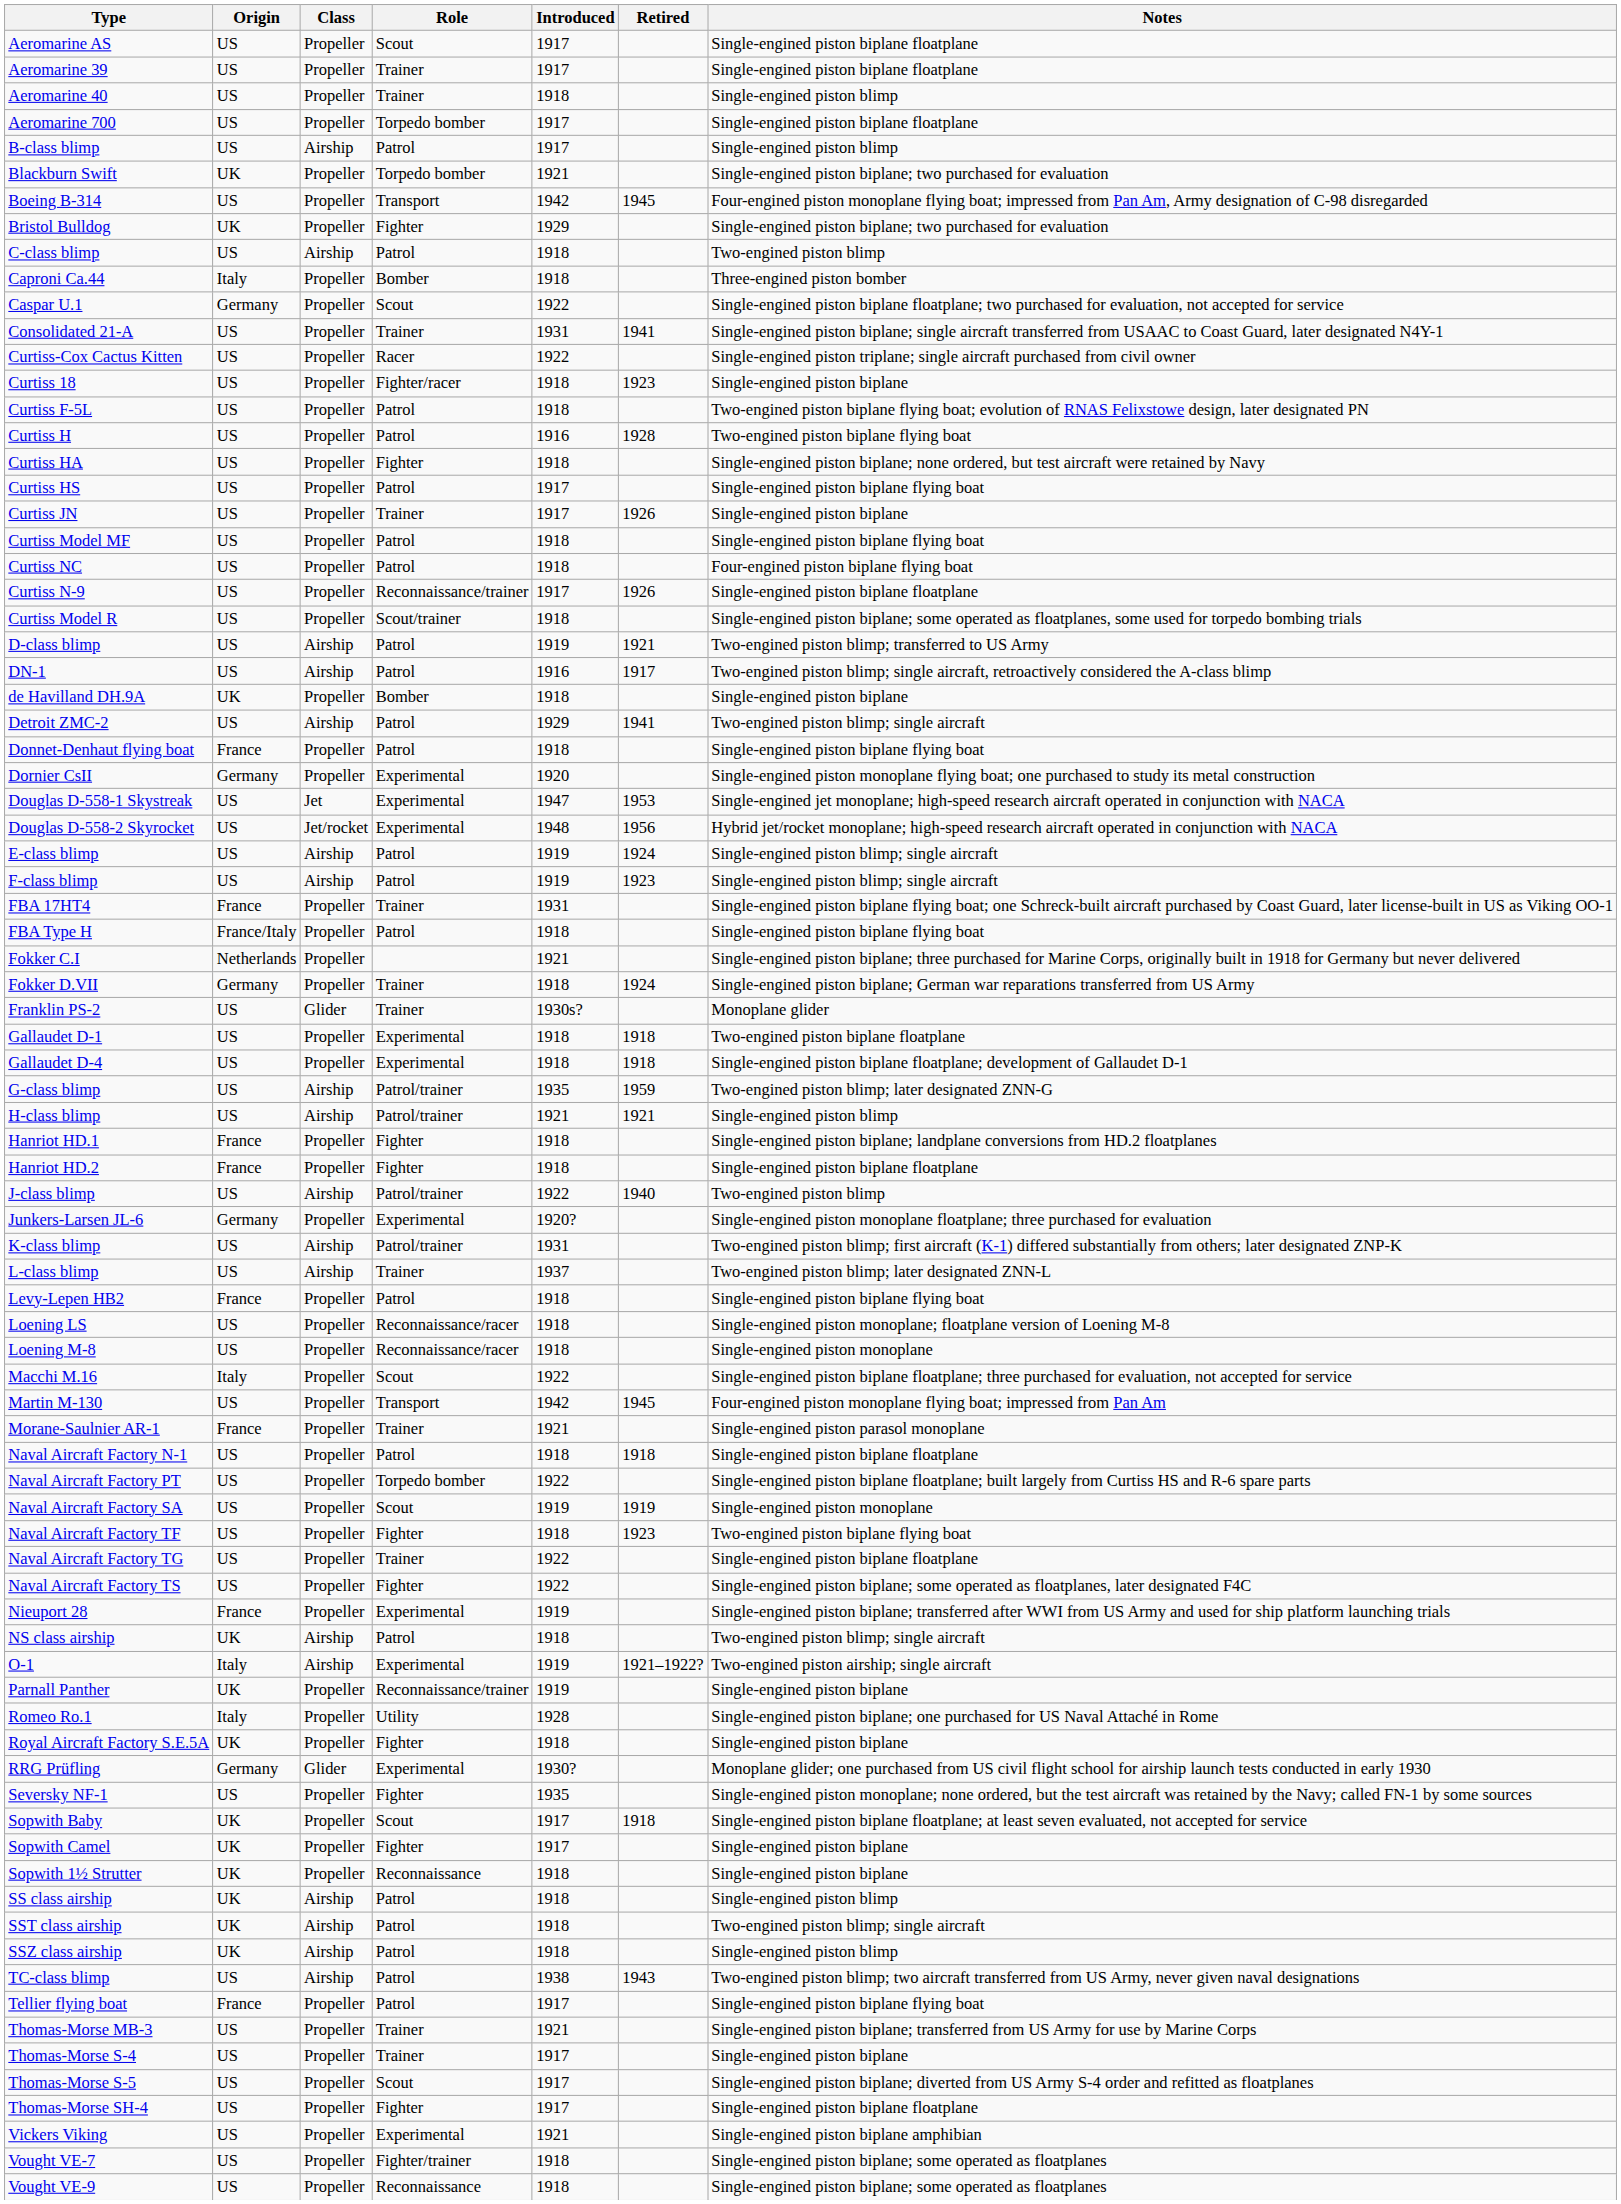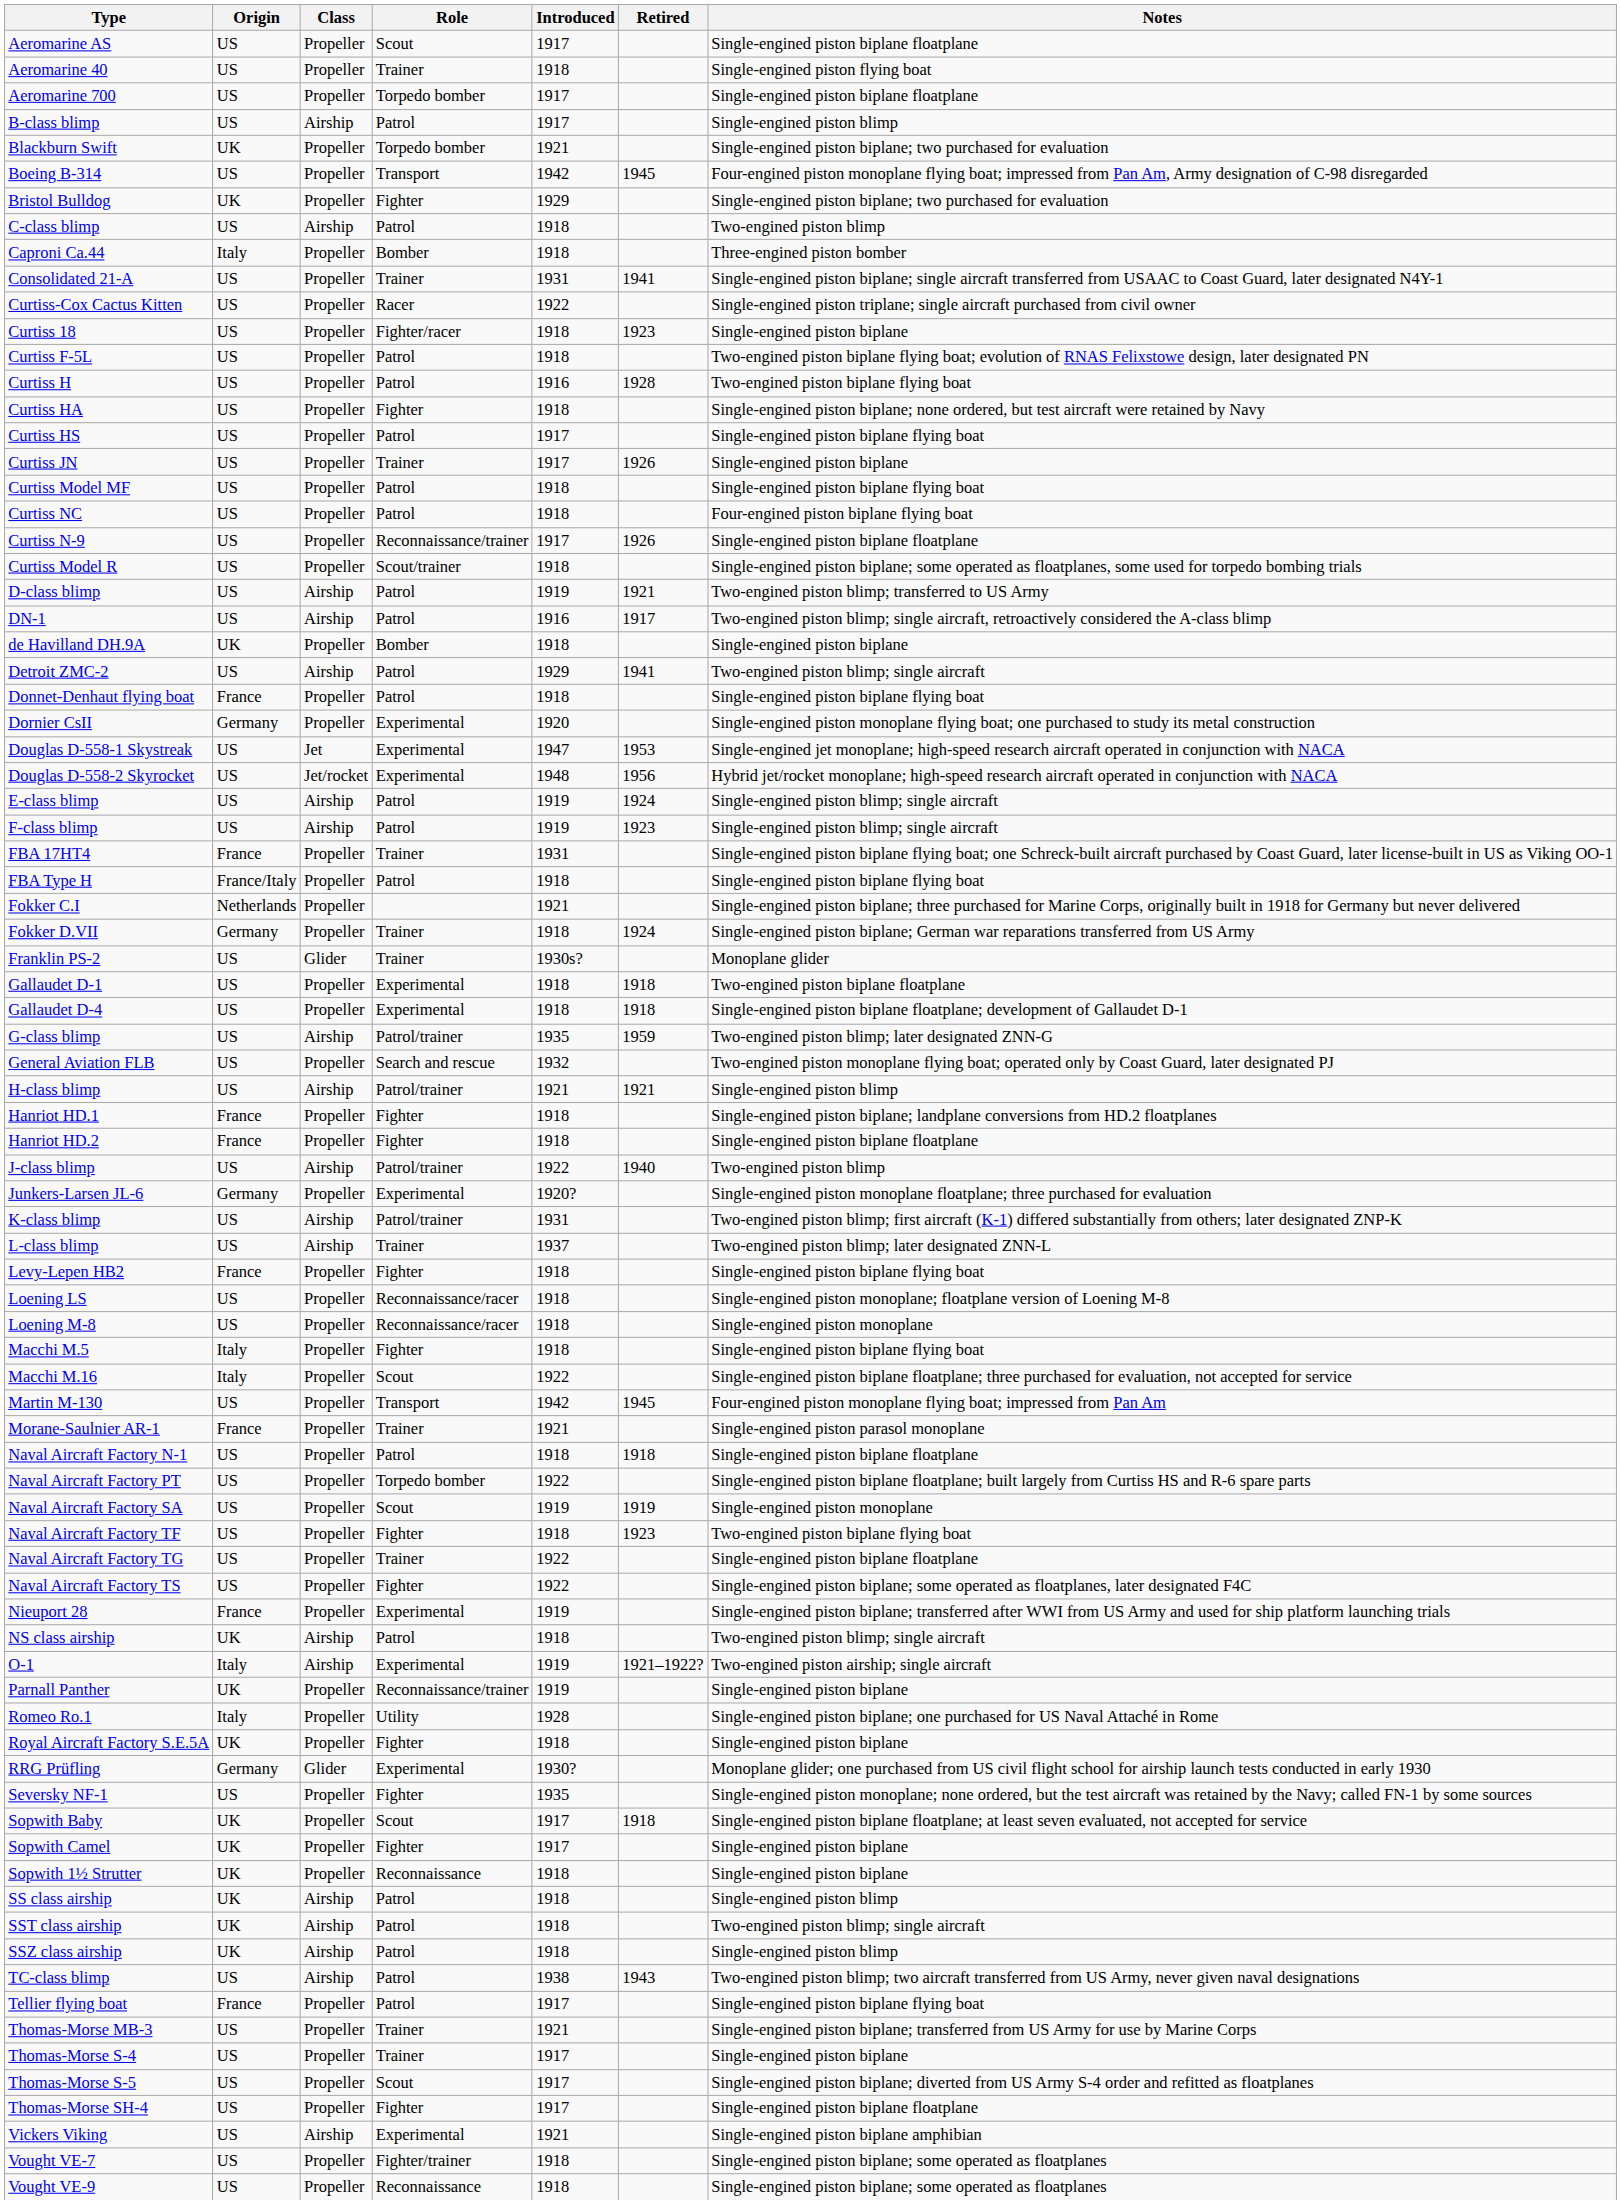- row: (58, 69)
(805, 95) Single-engined piston blimp -> (821, 69) Single-engined piston flying boat
- row: (45, 305)
+ row: (81, 1063)
(395, 1298) Patrol -> (400, 1272) Fighter
+ row: (49, 1350)
(334, 2134) Propeller -> (329, 2134) Airship
